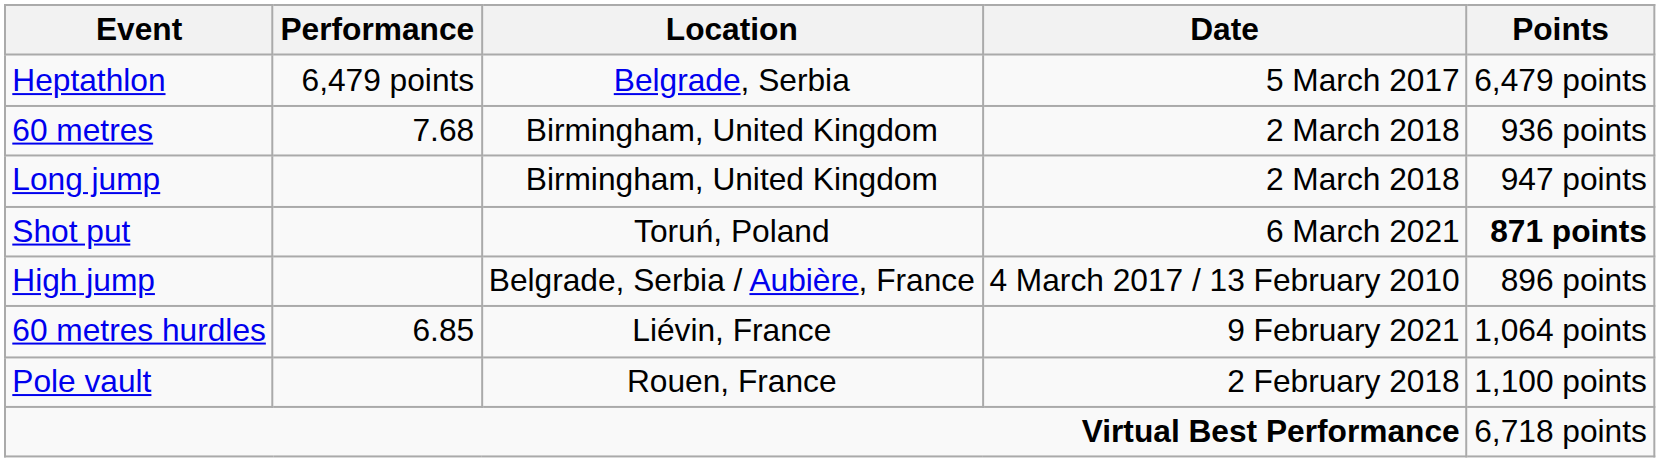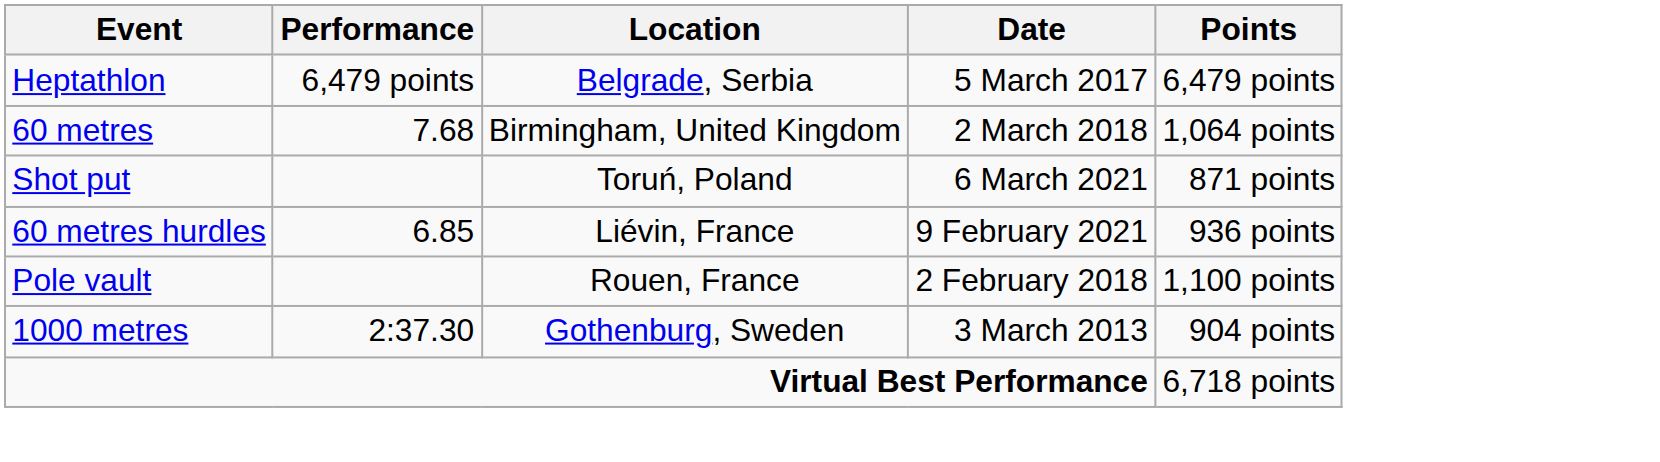(1574, 130) 936 points -> (1249, 130) 1,064 points
- row: (86, 180)
(1569, 230) bold -> (1262, 180) normal
- row: (84, 280)
(1561, 331) 1,064 points -> (1262, 230) 936 points
+ row: (100, 331)
